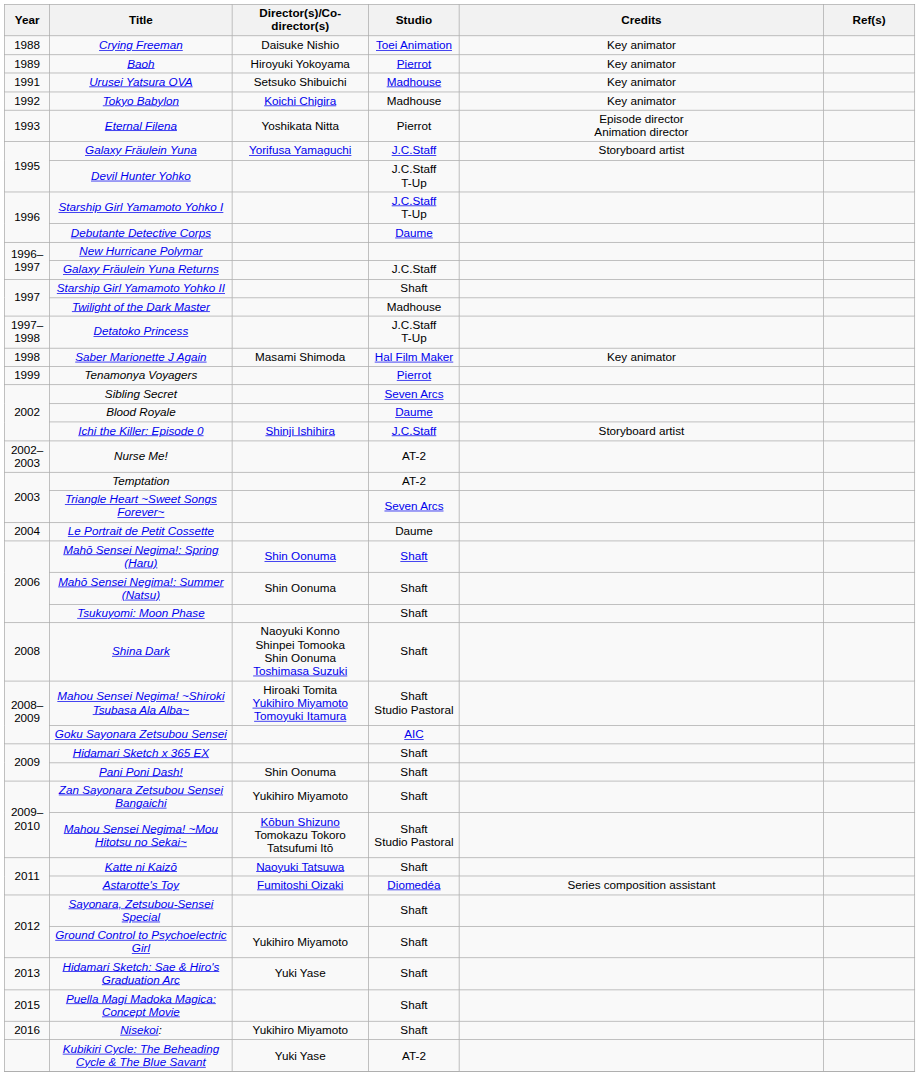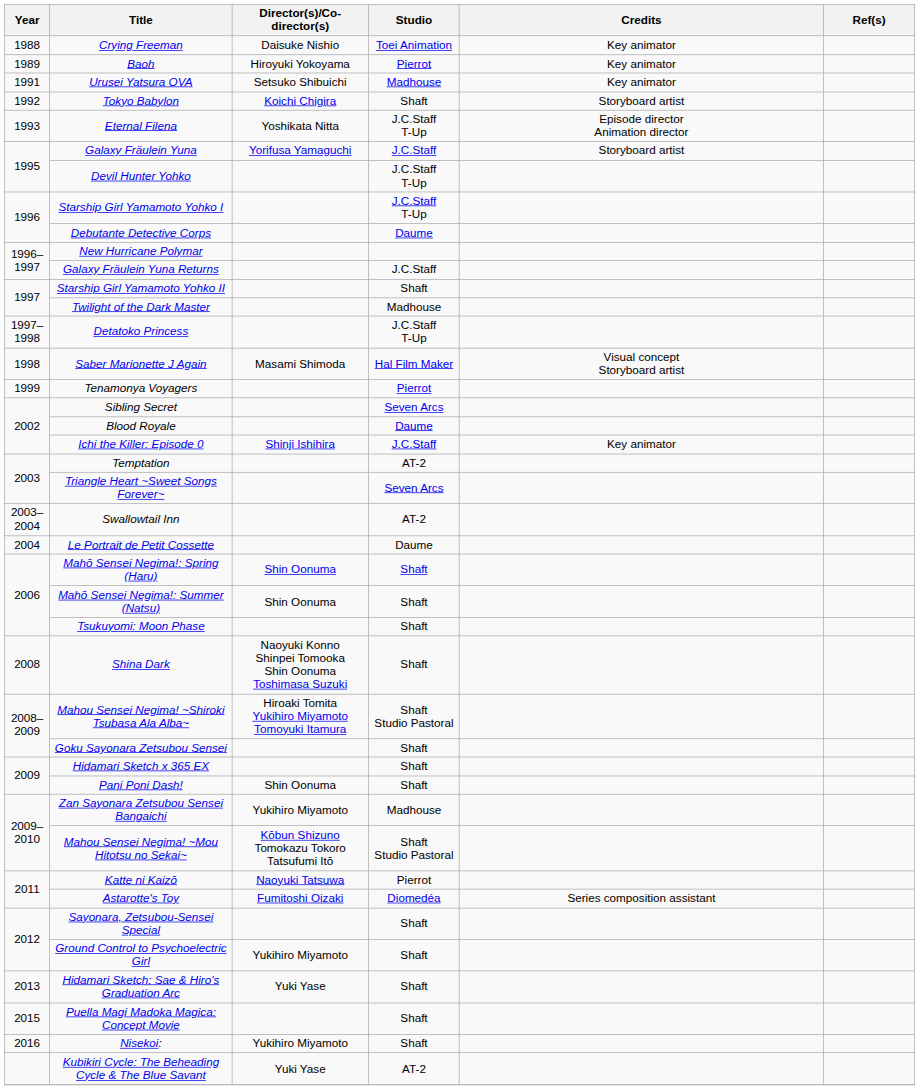(414, 100) Madhouse -> (414, 100) Shaft
(641, 100) Key animator -> (641, 100) Storyboard artist
(414, 126) Pierrot -> (414, 126) J.C.Staff T-Up
(641, 357) Key animator -> (641, 363) Visual concept Storyboard artist
(641, 431) Storyboard artist -> (641, 444) Key animator
- row: (141, 456)
+ row: (141, 519)
(414, 734) AIC -> (414, 748) Shaft
(414, 797) Shaft -> (414, 810) Madhouse
(414, 866) Shaft -> (414, 880) Pierrot
